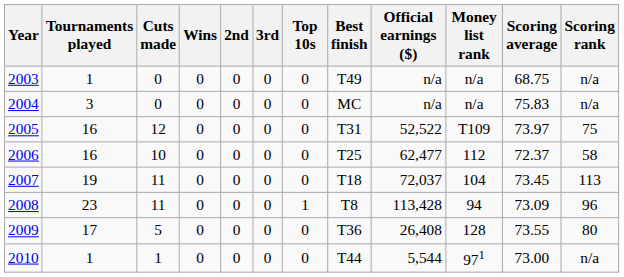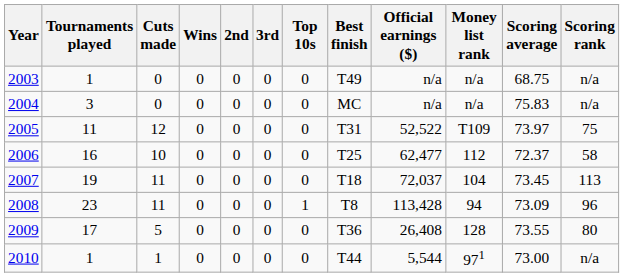(90, 129) 16 -> (90, 129) 11
